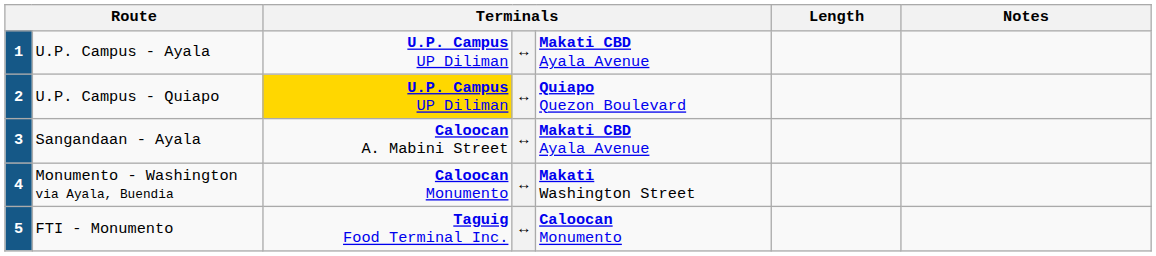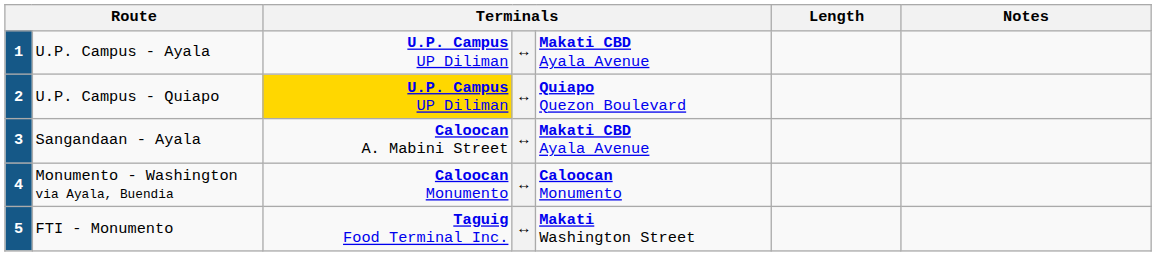(617, 184) Makati Washington Street -> (580, 184) Caloocan Monumento
(580, 228) Caloocan Monumento -> (617, 228) Makati Washington Street
